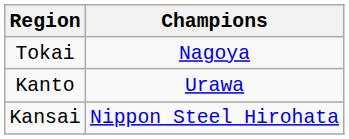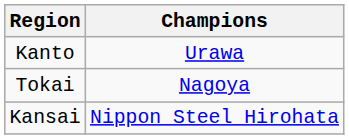rows swapped: (45, 85) <-> (45, 53)
